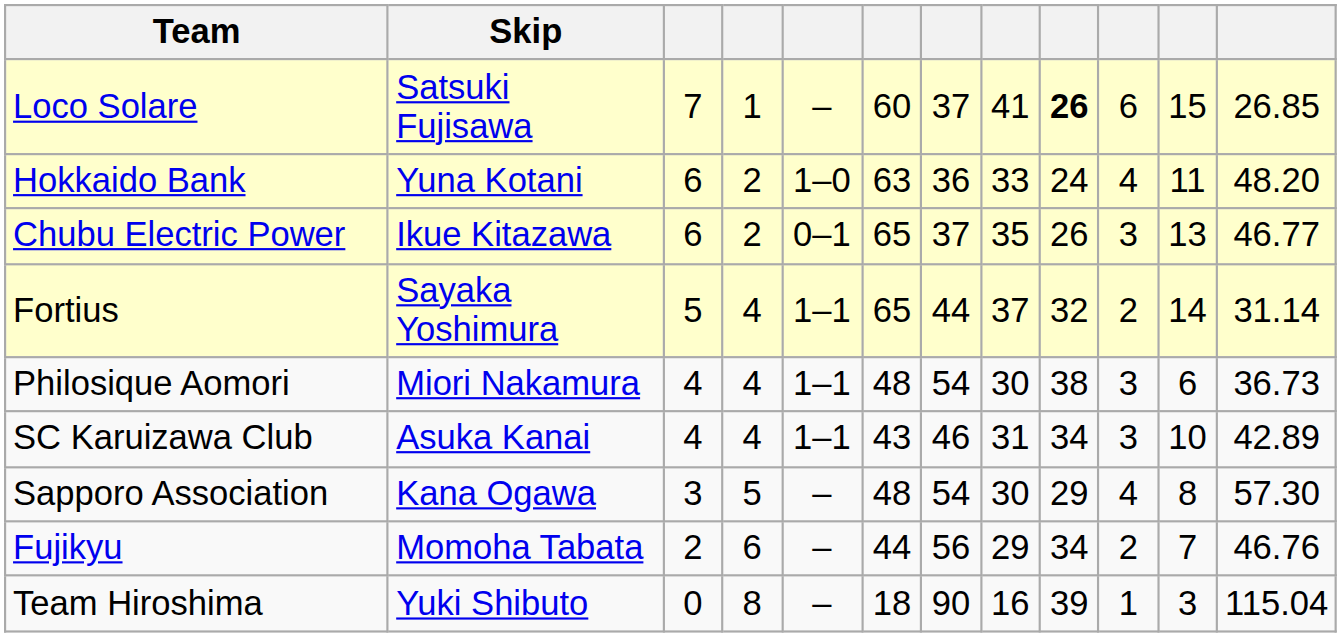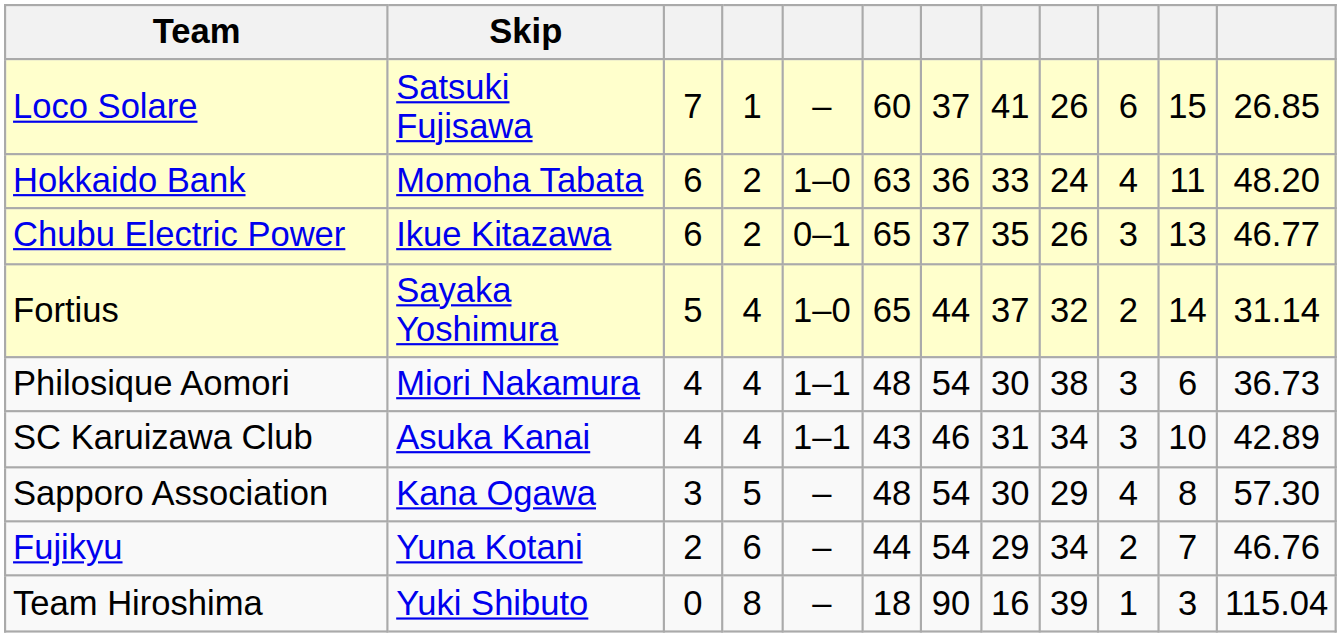(1069, 106) bold -> (1069, 106) normal
(489, 180) Yuna Kotani -> (520, 180) Momoha Tabata
(822, 309) 1–1 -> (822, 309) 1–0
(520, 548) Momoha Tabata -> (489, 548) Yuna Kotani
(951, 548) 56 -> (951, 548) 54
